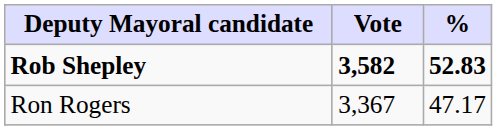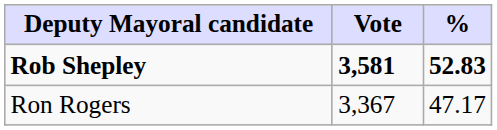(367, 64) 3,582 -> (367, 64) 3,581
